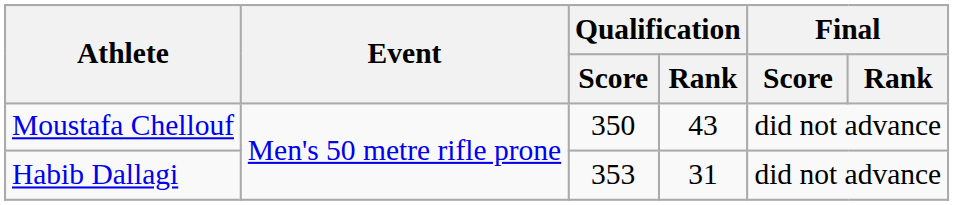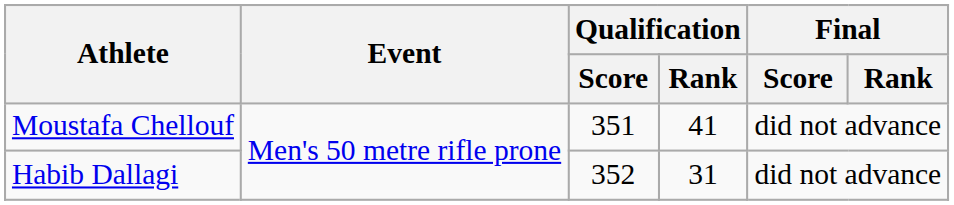(613, 126) 350 -> (613, 126) 351
(703, 126) 43 -> (703, 126) 41
(613, 175) 353 -> (613, 175) 352
